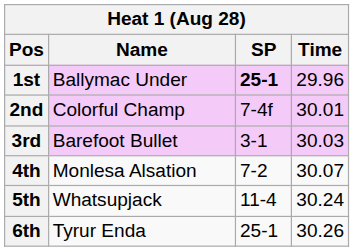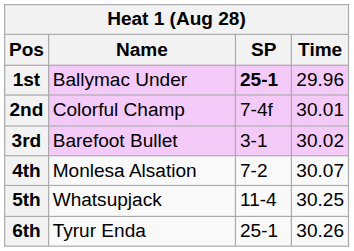(320, 140) 30.03 -> (320, 140) 30.02
(320, 200) 30.24 -> (320, 200) 30.25
